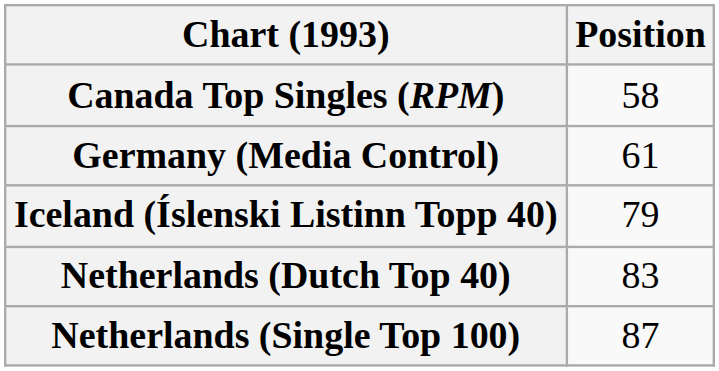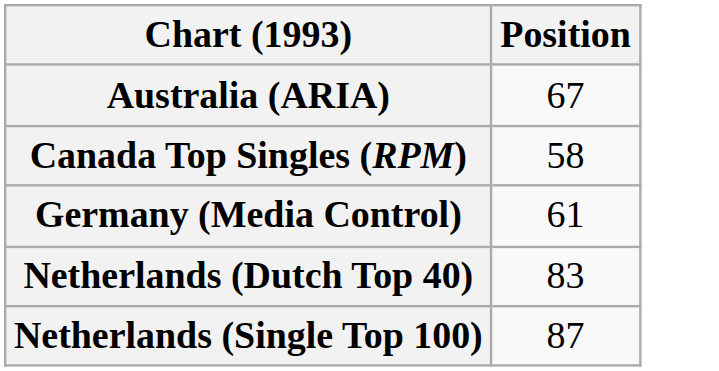+ row: (248, 94)
- row: (286, 214)
